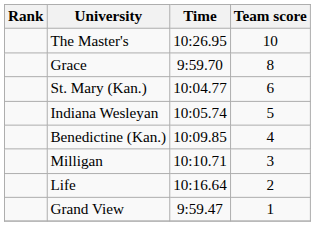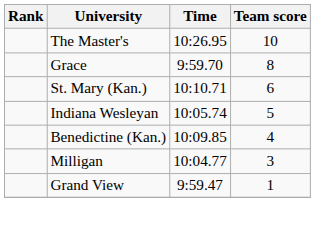(200, 88) 10:04.77 -> (200, 88) 10:10.71
(200, 161) 10:10.71 -> (200, 161) 10:04.77
- row: (63, 185)
